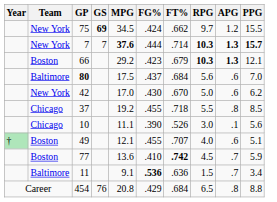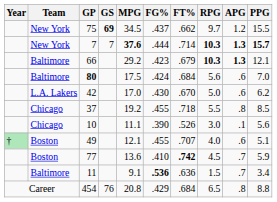(153, 28) .424 -> (160, 28) .437
(44, 60) Boston -> (50, 60) Baltimore
(153, 76) .437 -> (160, 76) .424
(50, 92) New York -> (54, 92) L.A. Lakers
